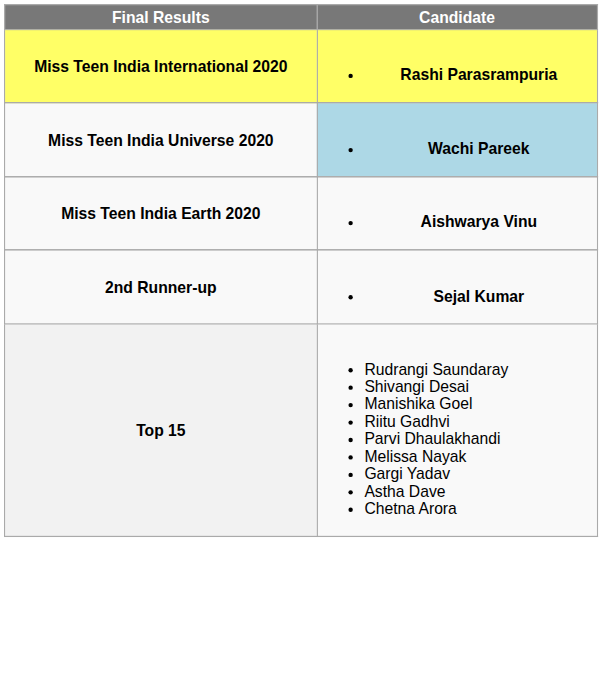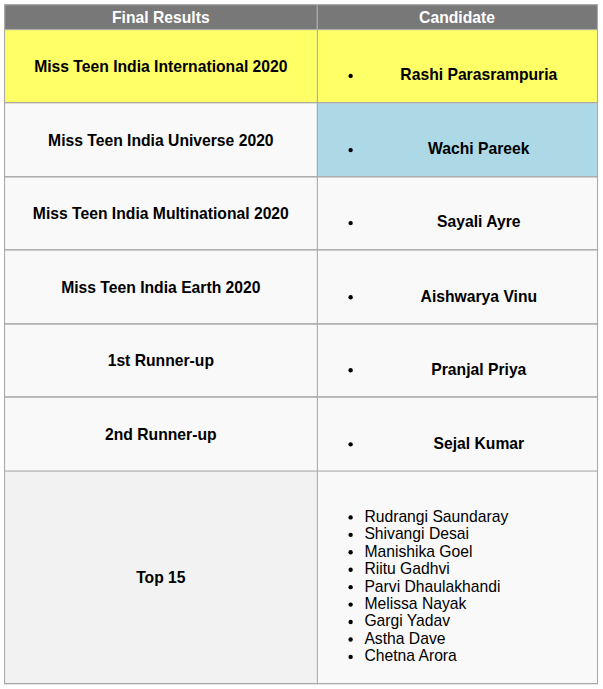+ row: (161, 214)
+ row: (161, 361)
